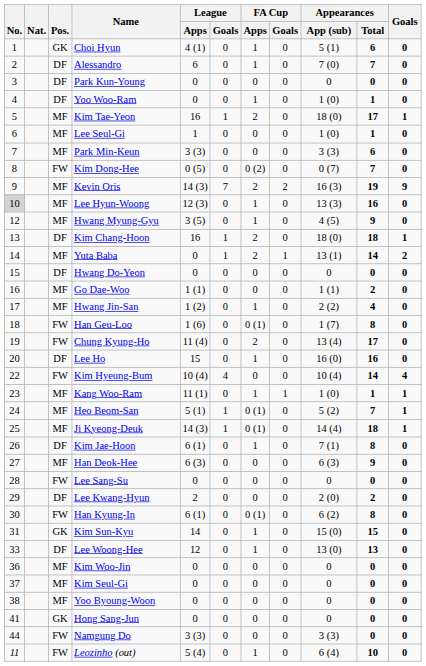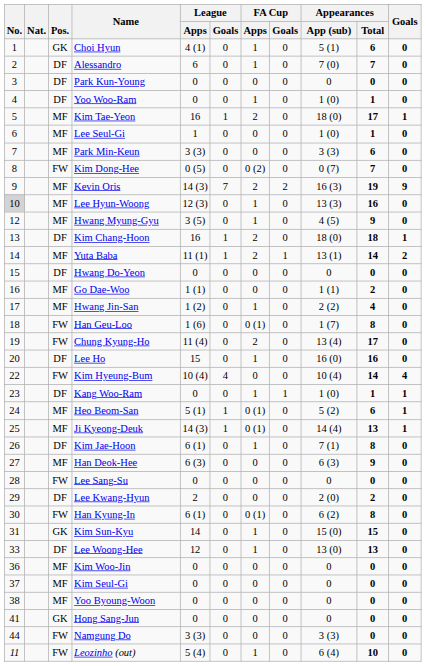(195, 255) 0 -> (195, 255) 11 (1)
(60, 393) MF -> (60, 393) DF
(195, 393) 11 (1) -> (195, 393) 0
(373, 411) 7 -> (373, 411) 6
(373, 428) 18 -> (373, 428) 13
